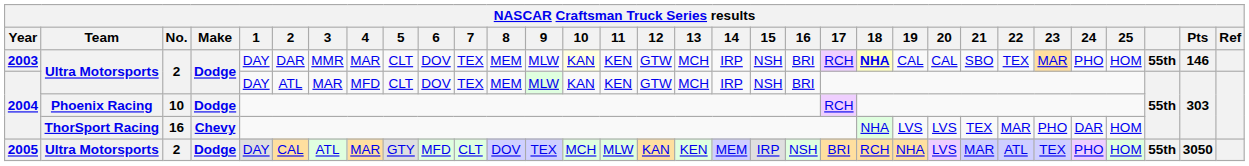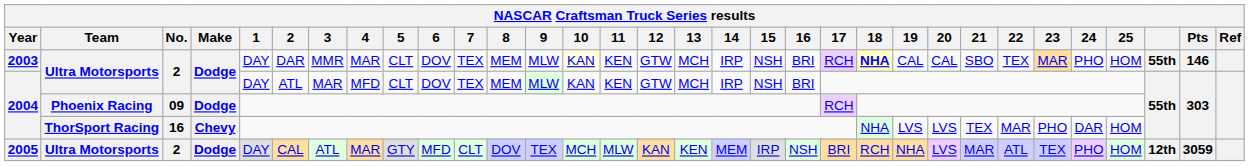(177, 105) 10 -> (177, 105) 09
(1162, 150) 55th -> (1162, 150) 12th
(1198, 150) 3050 -> (1198, 150) 3059
